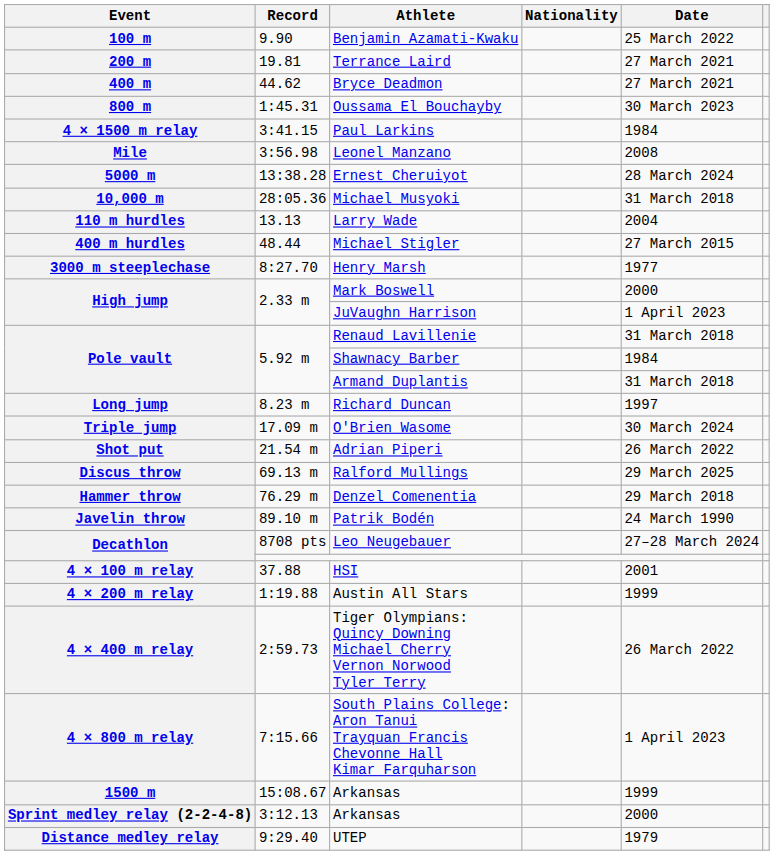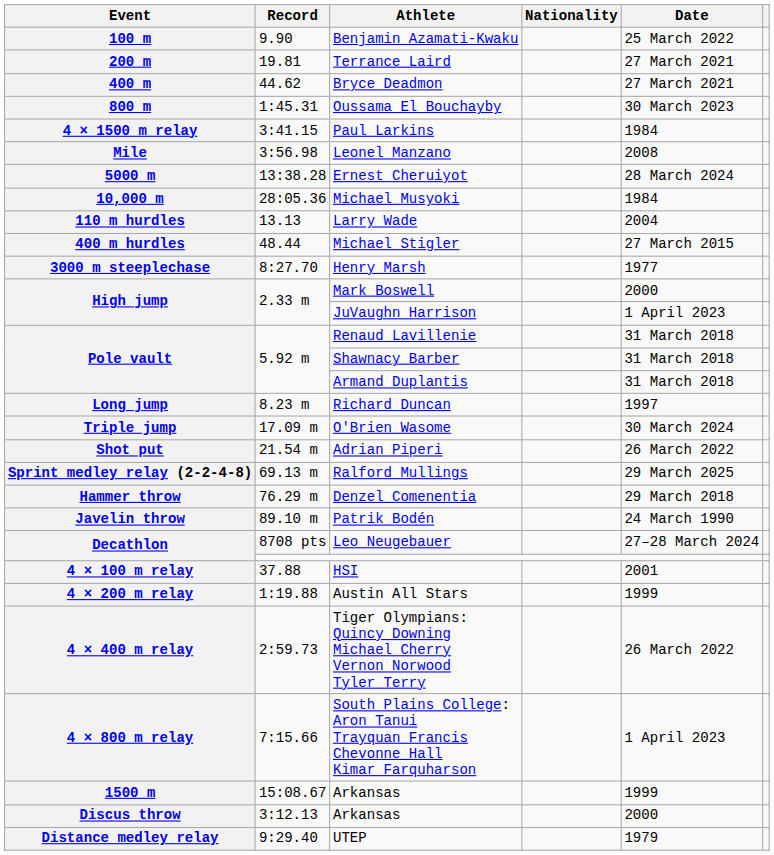(679, 199) 31 March 2018 -> (641, 199) 1984
(641, 359) 1984 -> (679, 359) 31 March 2018
(130, 474) Discus throw -> (130, 474) Sprint medley relay (2-2-4-8)
(130, 816) Sprint medley relay (2-2-4-8) -> (130, 816) Discus throw
